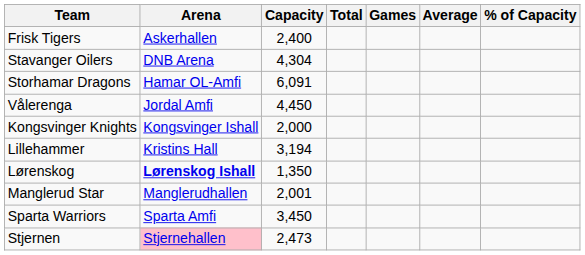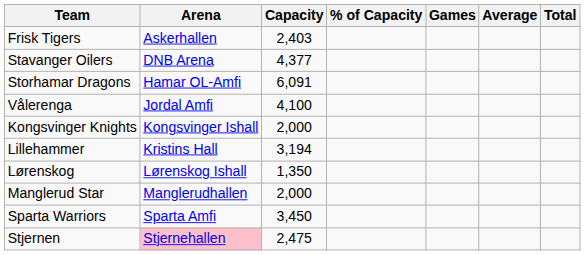columns swapped: (346, 15) <-> (530, 15)
(294, 37) 2,400 -> (294, 37) 2,403
(294, 60) 4,304 -> (294, 60) 4,377
(294, 104) 4,450 -> (294, 104) 4,100
(199, 171) bold -> (195, 171) normal
(294, 194) 2,001 -> (294, 194) 2,000
(294, 238) 2,473 -> (294, 238) 2,475
